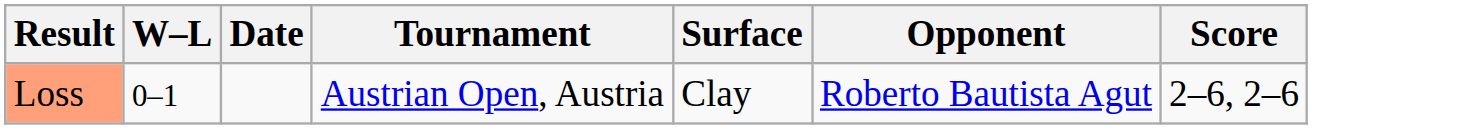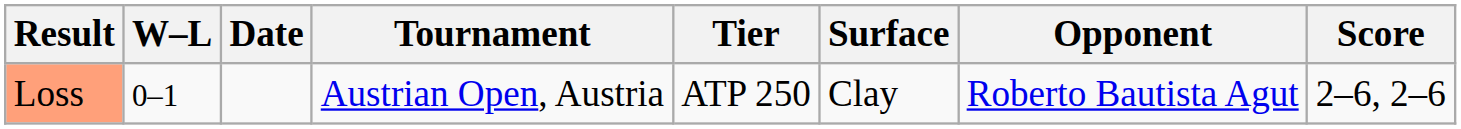+ column: (746, 33)
